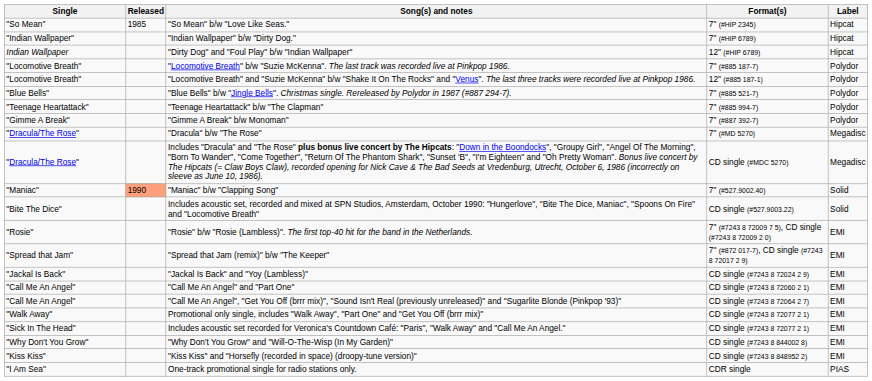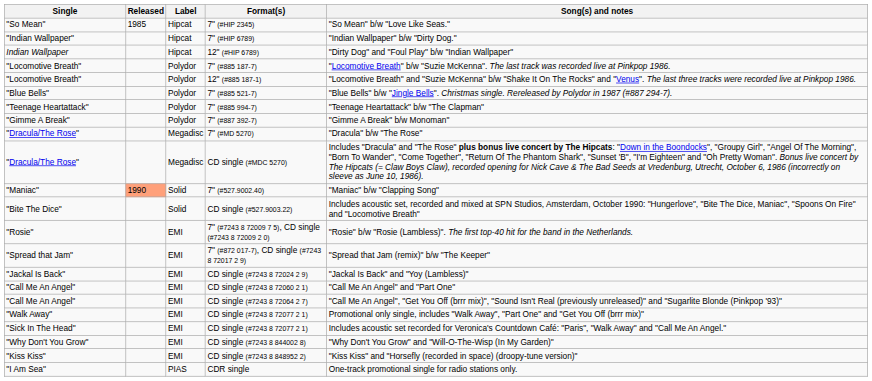columns swapped: (848, 11) <-> (436, 11)
